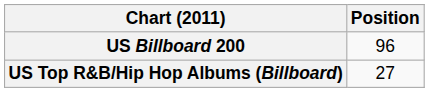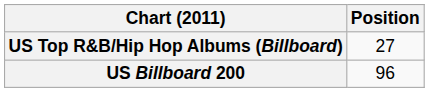rows swapped: (176, 45) <-> (176, 73)
